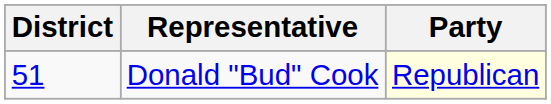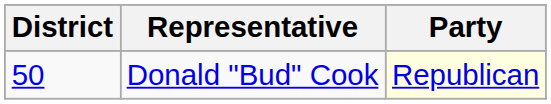(28, 74) 51 -> (28, 74) 50
